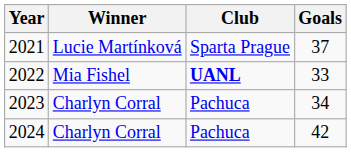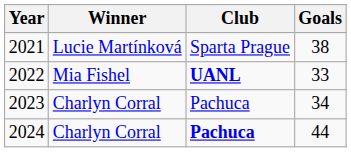(320, 47) 37 -> (320, 47) 38
(220, 132) normal -> (222, 132) bold
(320, 132) 42 -> (320, 132) 44
